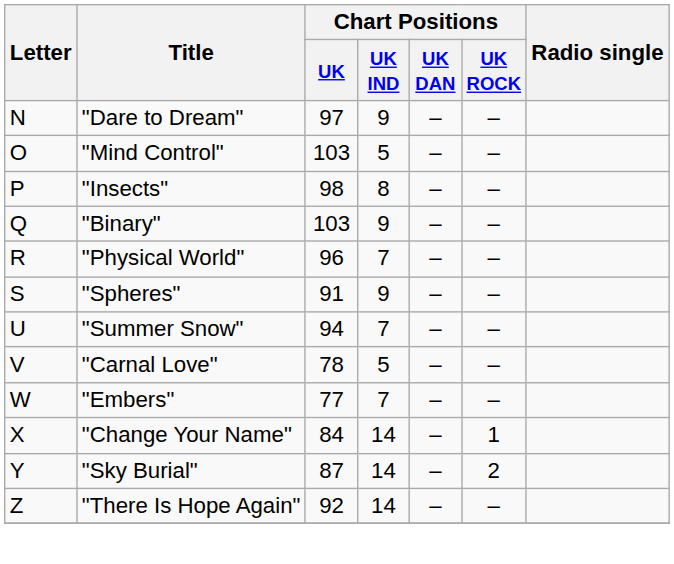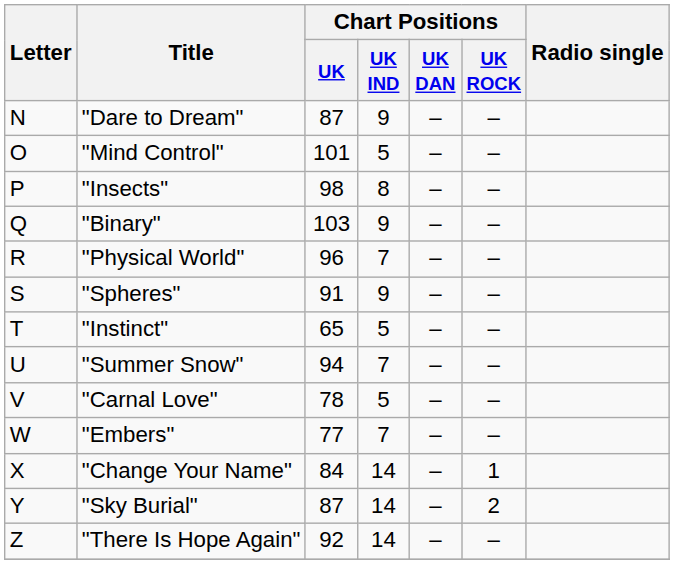(332, 117) 97 -> (332, 117) 87
(332, 152) 103 -> (332, 152) 101
+ row: (125, 329)
